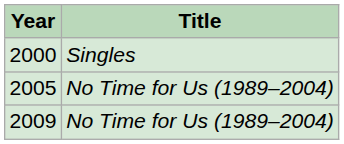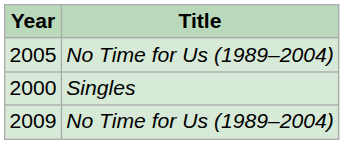rows swapped: (33, 54) <-> (33, 88)
